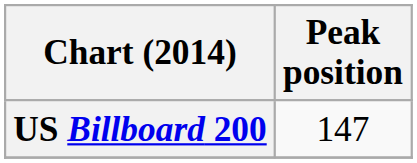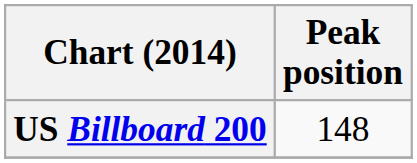(343, 128) 147 -> (343, 128) 148
